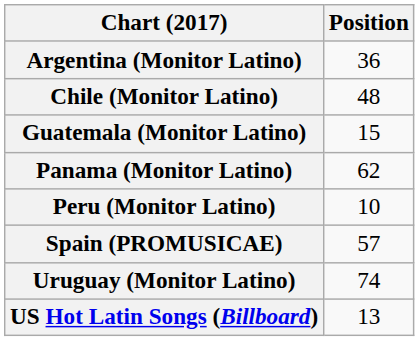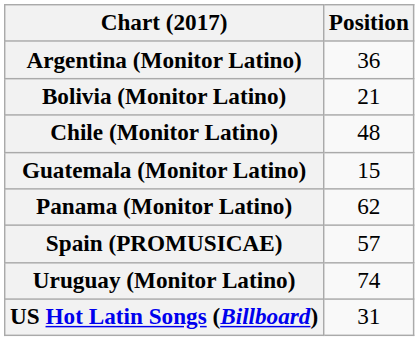+ row: (164, 96)
- row: (164, 206)
(369, 317) 13 -> (369, 317) 31
